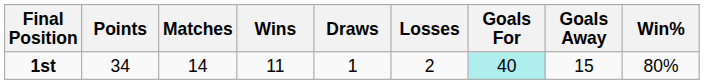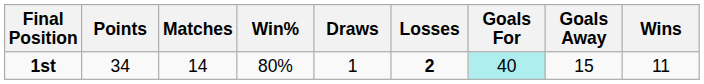columns swapped: (275, 28) <-> (661, 28)
(430, 66) normal -> (430, 66) bold
